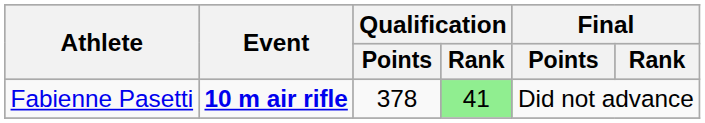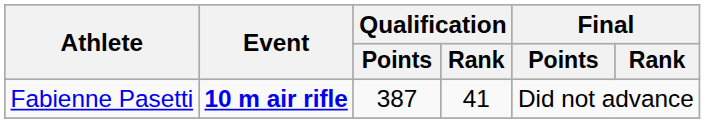(397, 99) 378 -> (397, 99) 387
(476, 99) lightgreen background -> (476, 99) no background
